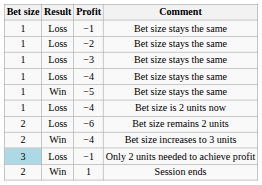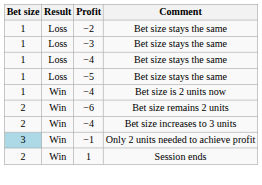- row: (89, 28)
(58, 92) Win -> (58, 76) Loss
(58, 108) Loss -> (58, 92) Win
(58, 124) Loss -> (58, 108) Win
(58, 156) Loss -> (58, 140) Win
